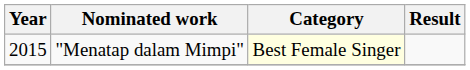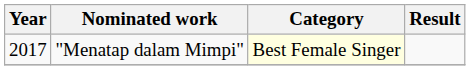(28, 49) 2015 -> (28, 49) 2017
